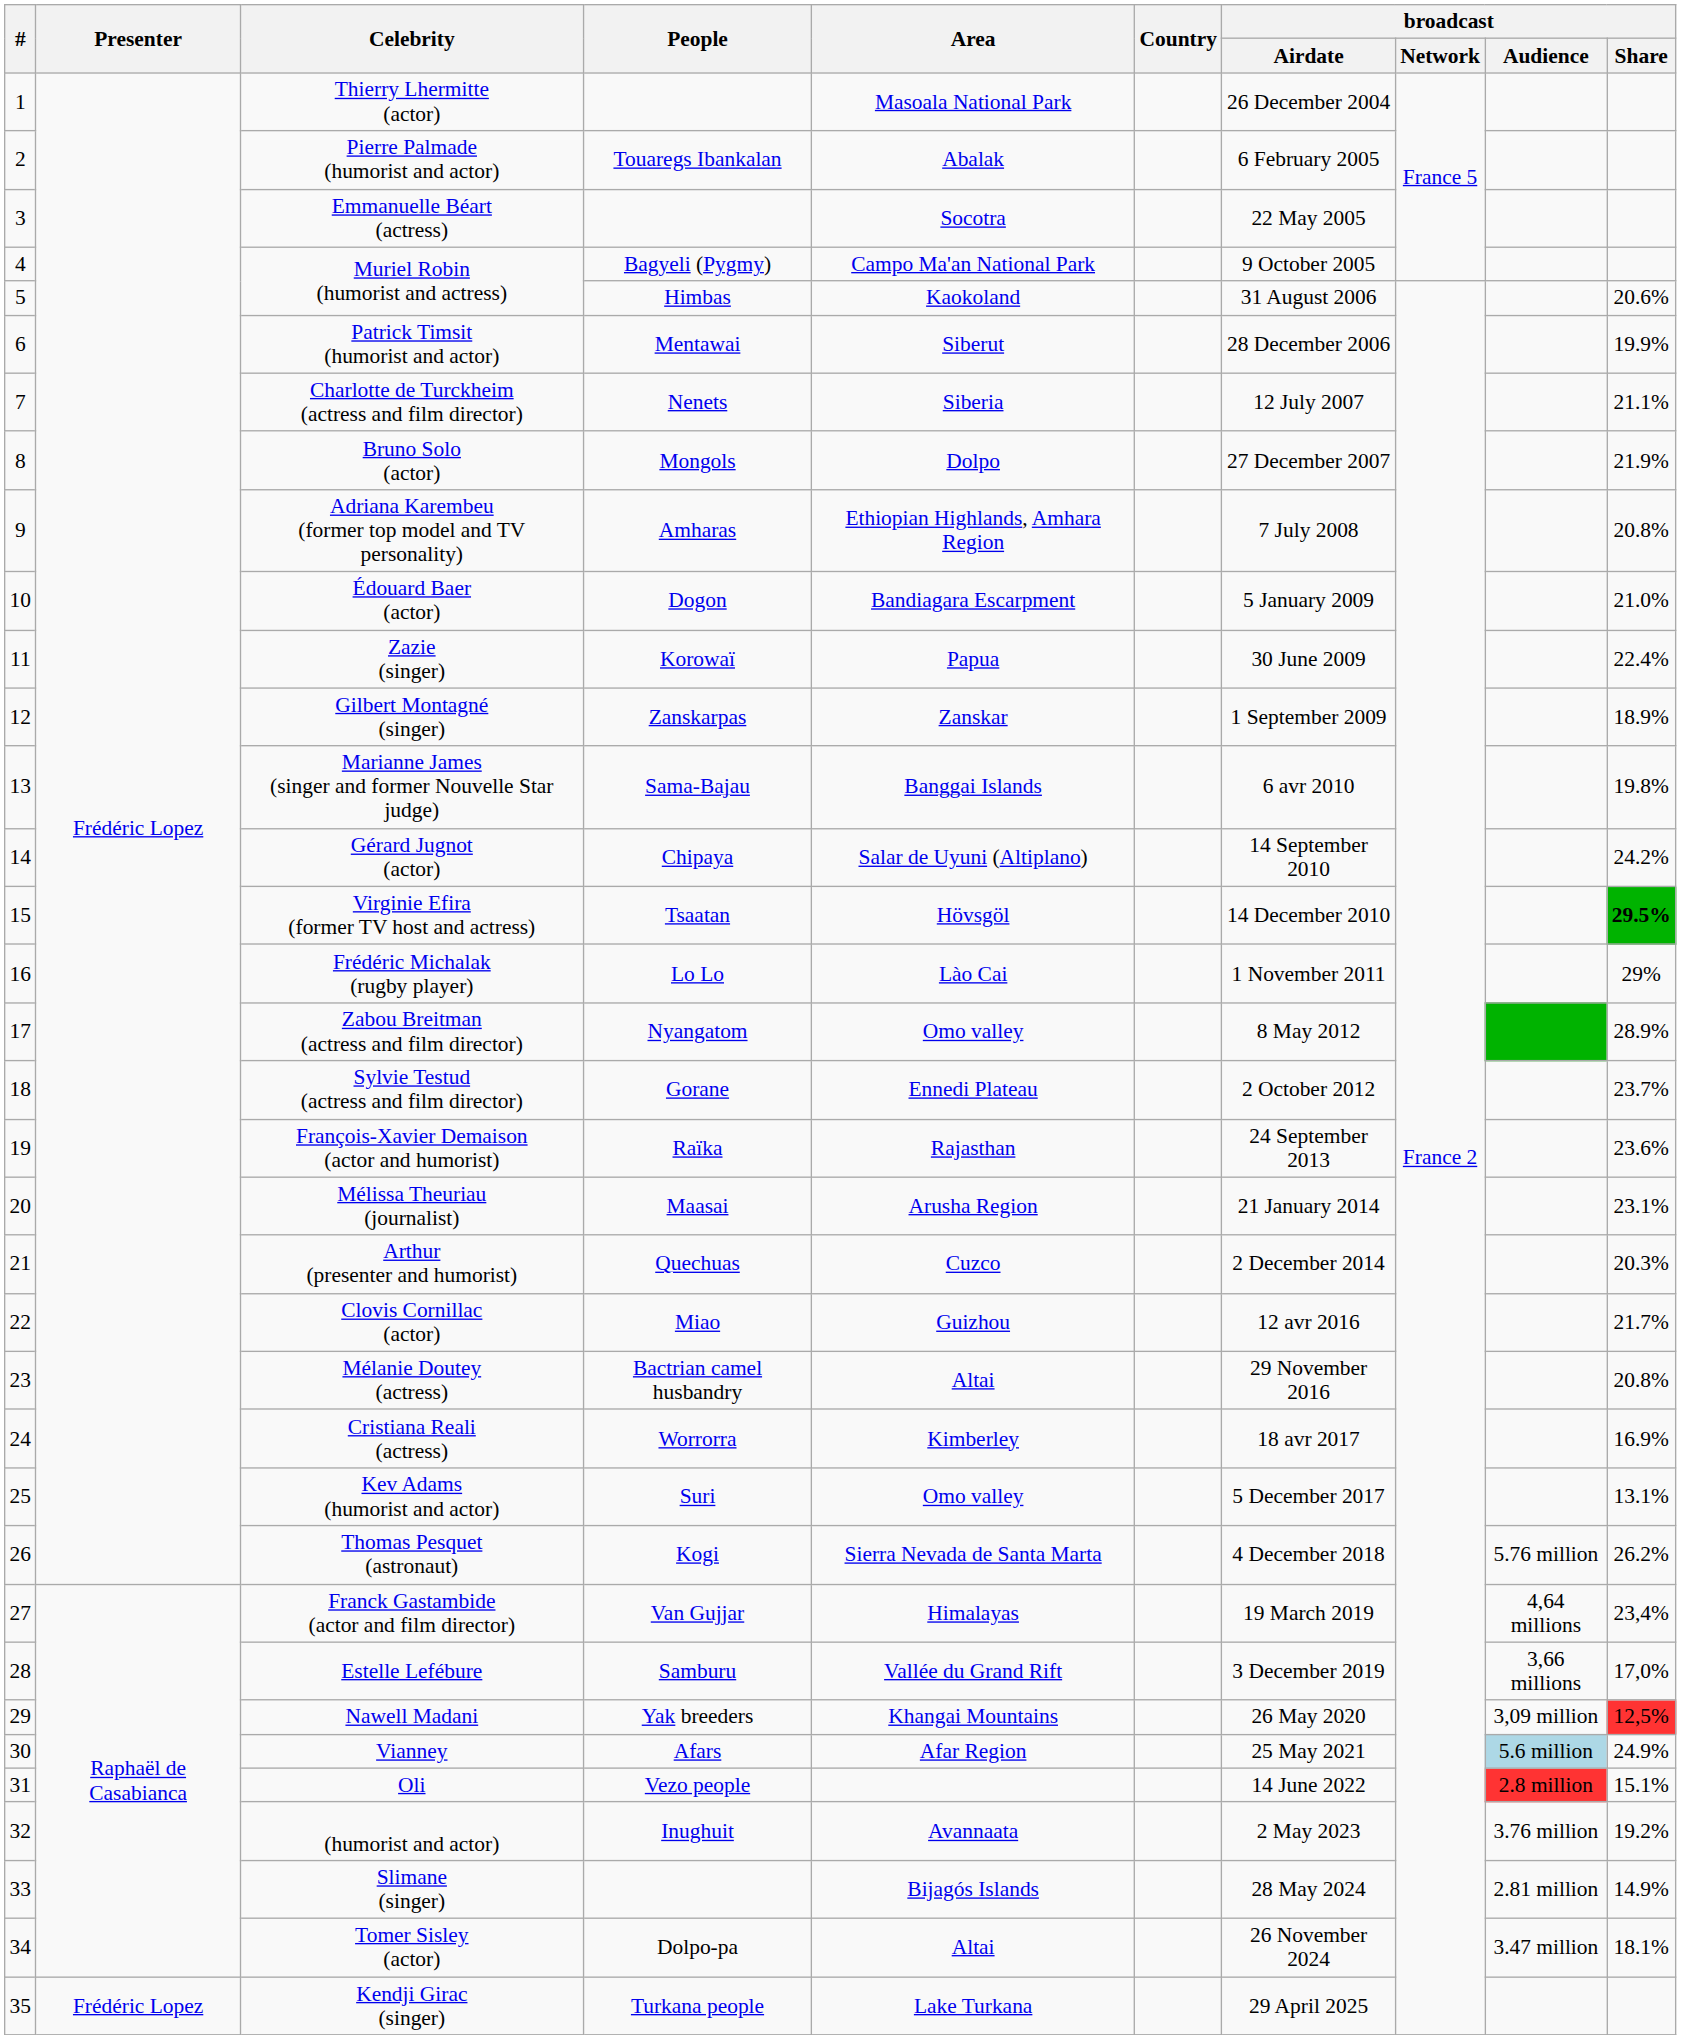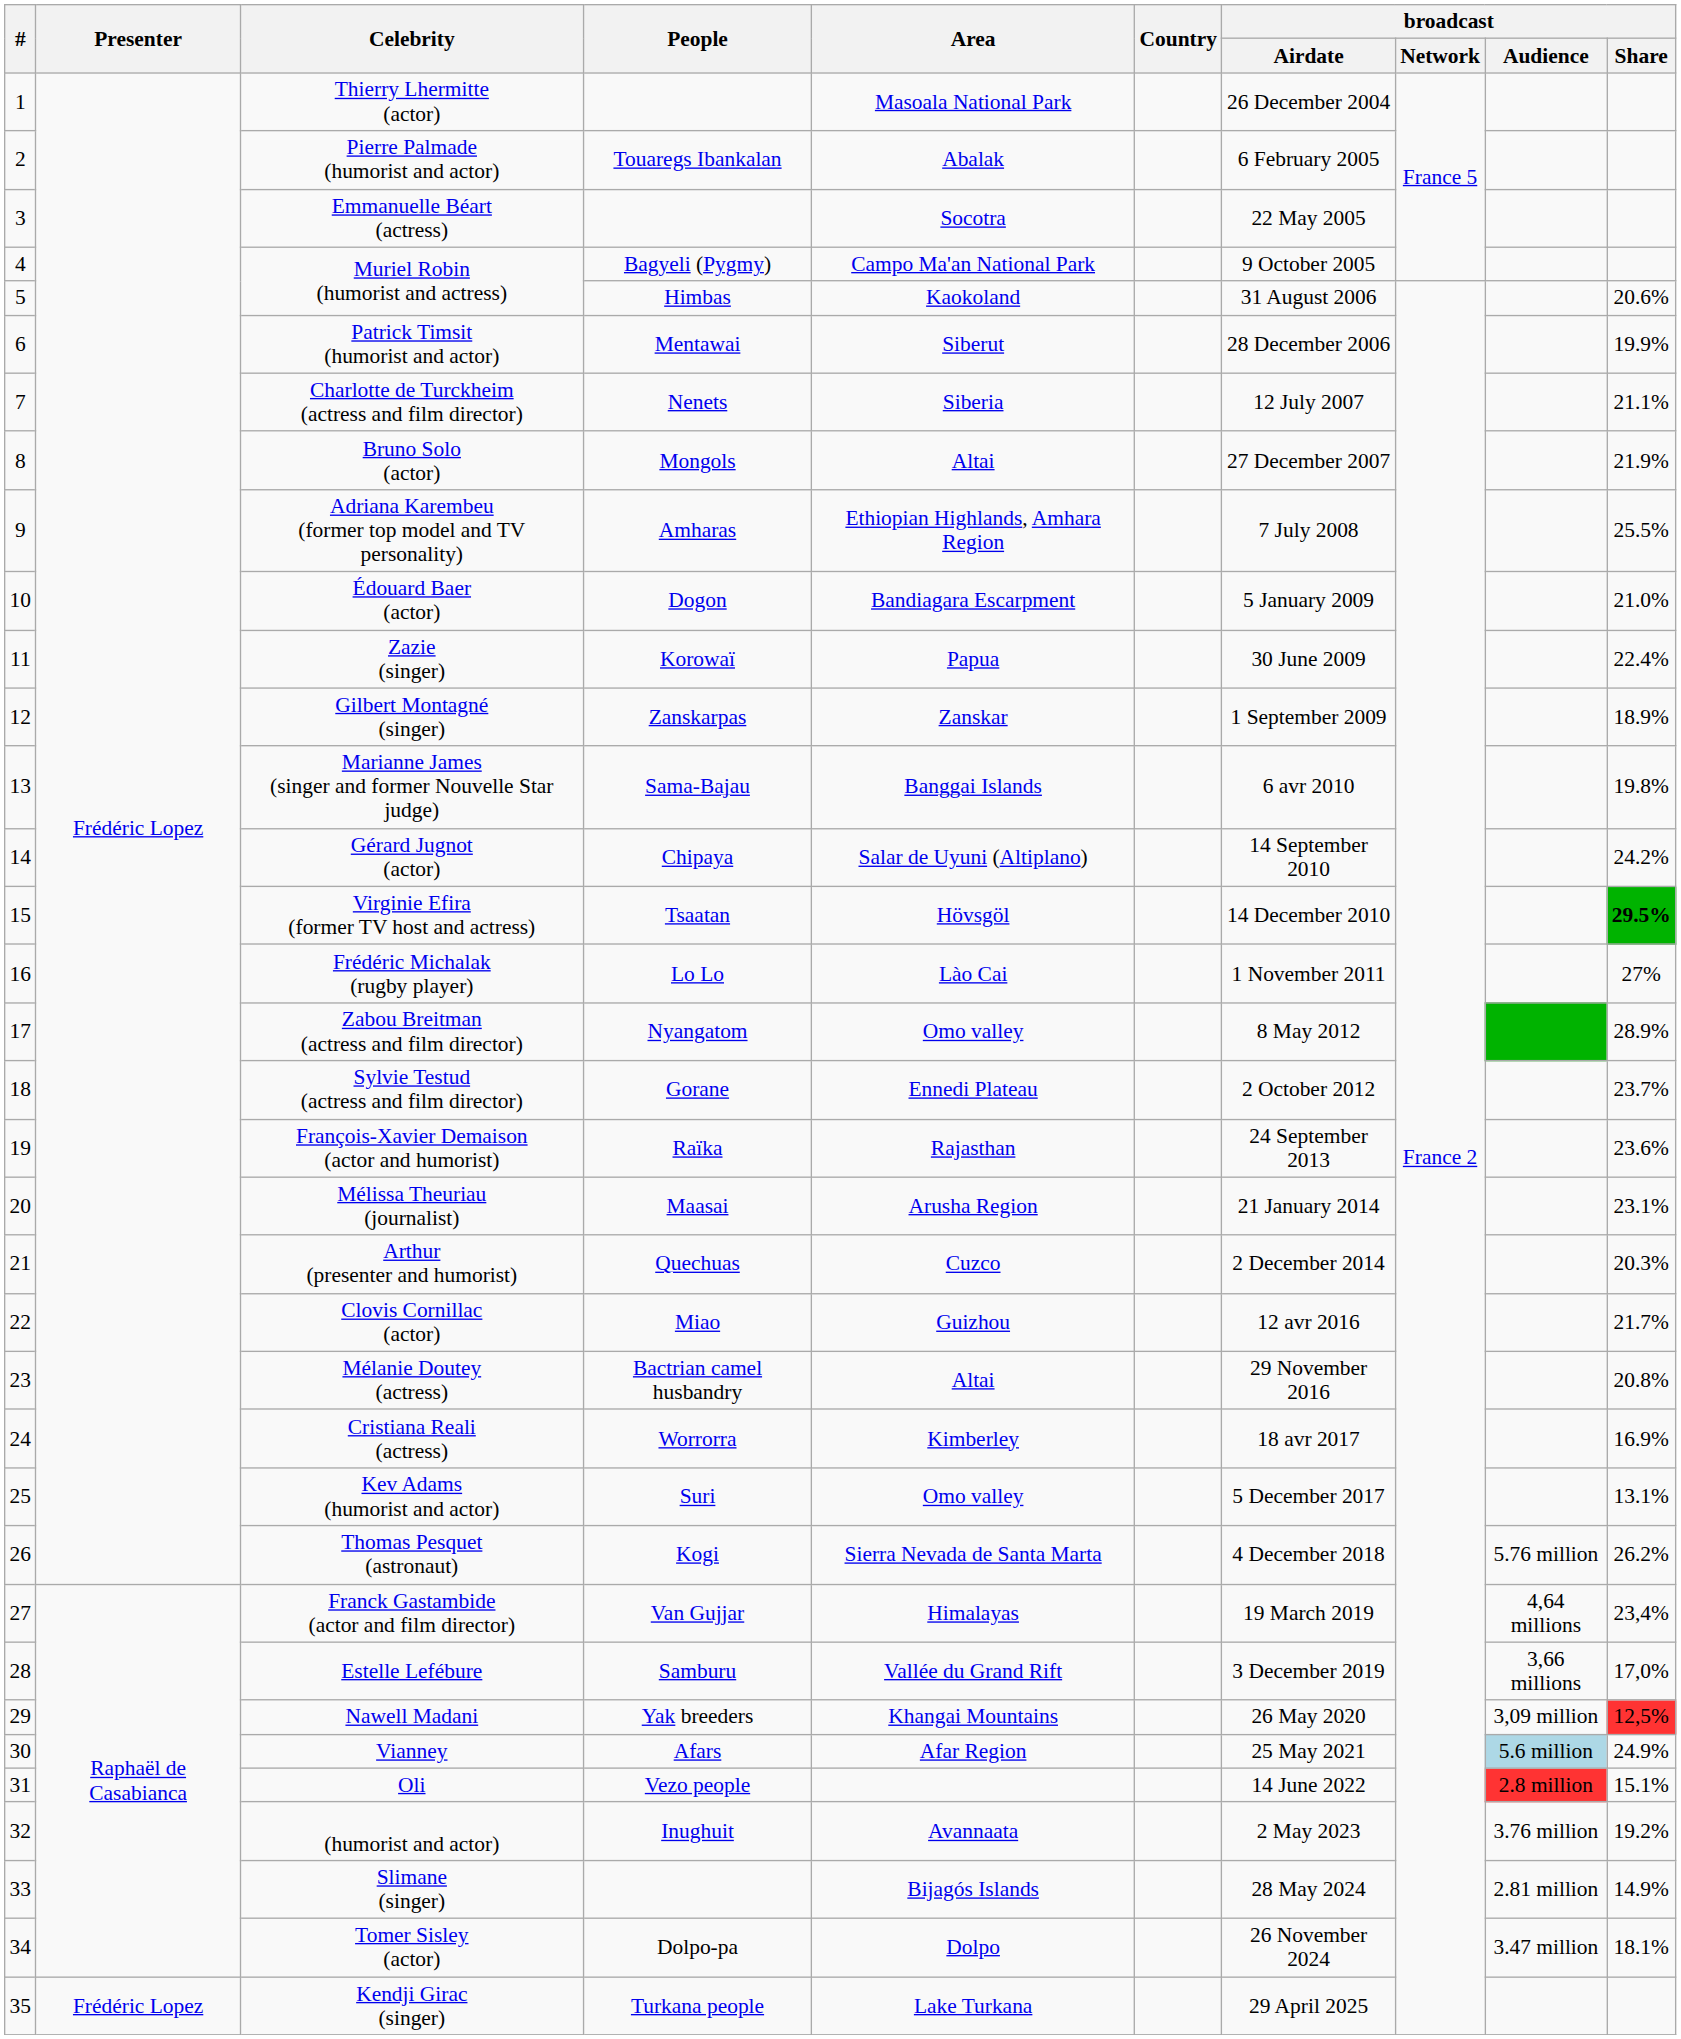(973, 460) Dolpo -> (973, 460) Altai
(1641, 530) 20.8% -> (1641, 530) 25.5%
(1641, 973) 29% -> (1641, 973) 27%
(973, 1947) Altai -> (973, 1947) Dolpo
